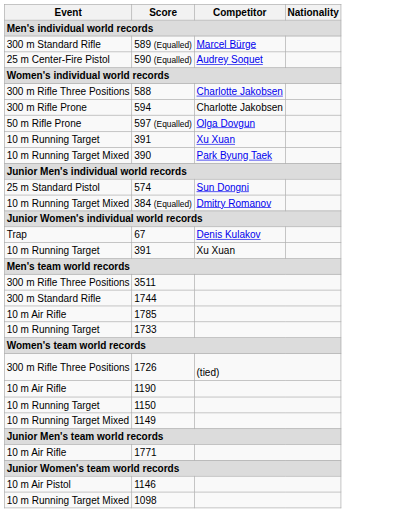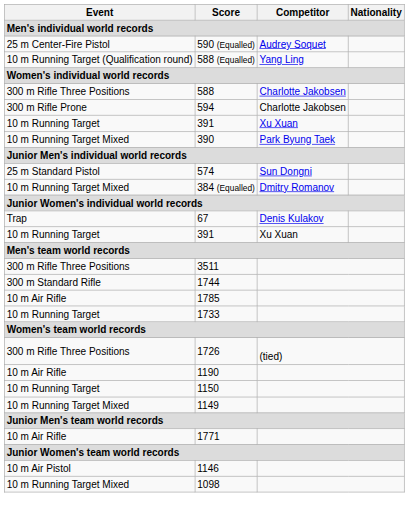- row: (54, 44)
+ row: (100, 60)
- row: (44, 124)
